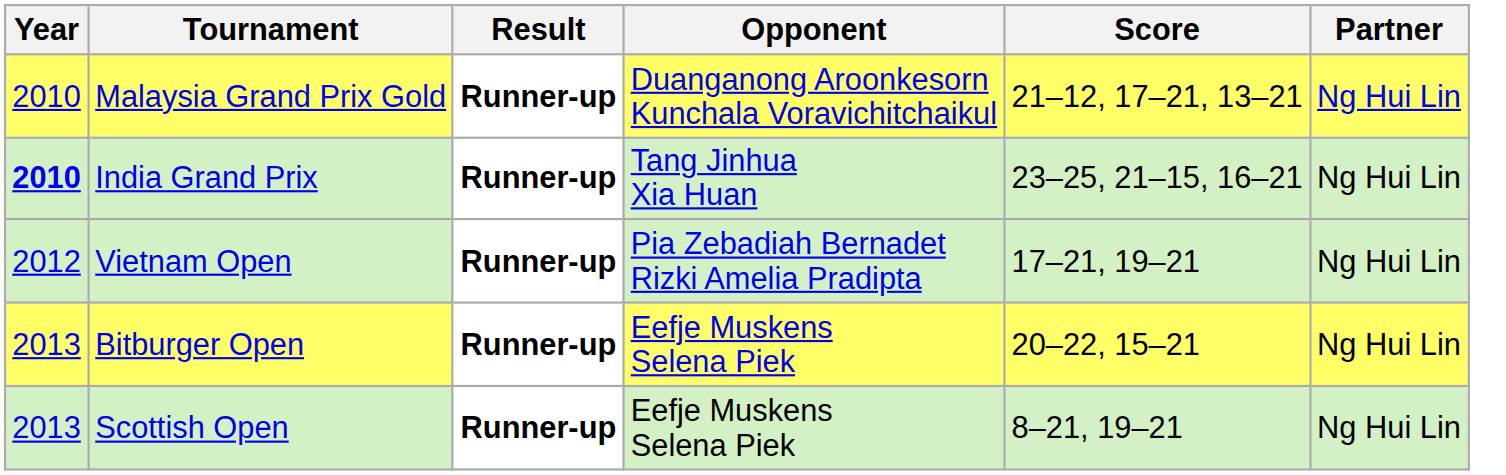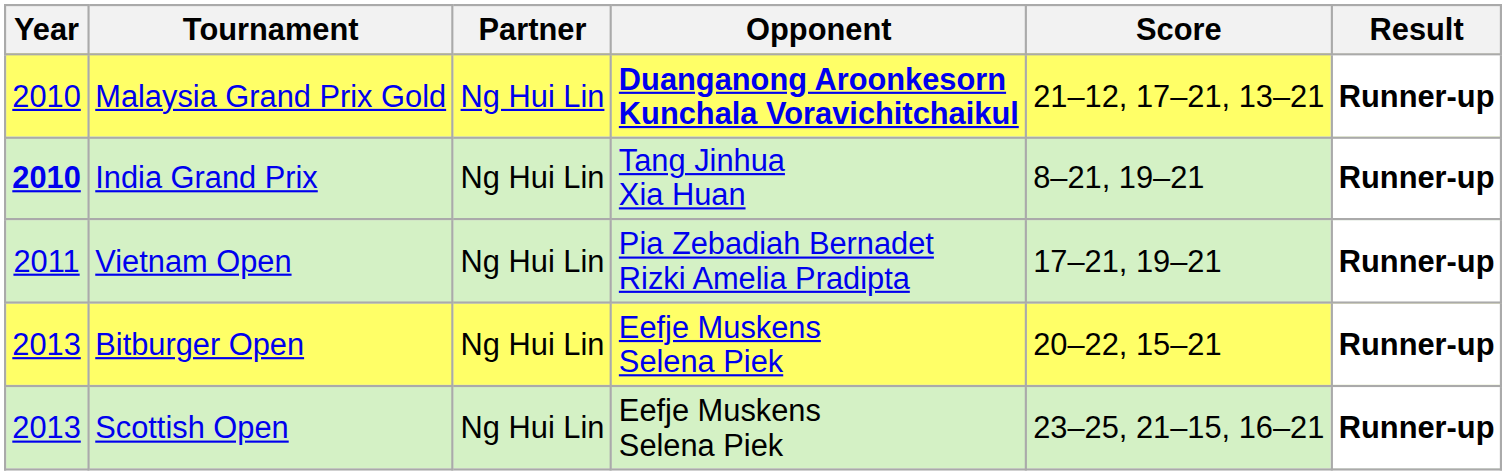columns swapped: (1389, 30) <-> (538, 30)
(814, 96) normal -> (819, 96) bold
(1157, 179) 23–25, 21–15, 16–21 -> (1119, 179) 8–21, 19–21
(47, 261) 2012 -> (47, 261) 2011
(1097, 427) 8–21, 19–21 -> (1179, 427) 23–25, 21–15, 16–21
